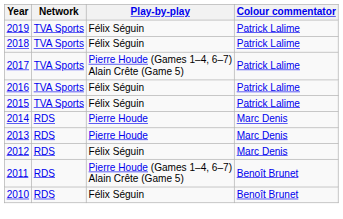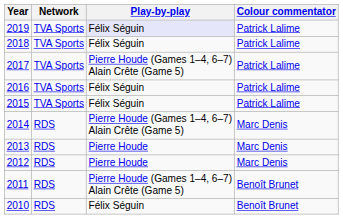(116, 28) no background -> (116, 28) lavender background
(118, 119) Pierre Houde -> (160, 125) Pierre Houde (Games 1–4, 6–7) Alain Crête (Game 5)
(116, 151) Félix Séguin -> (118, 163) Pierre Houde
